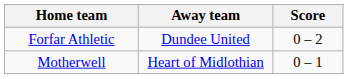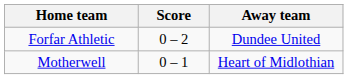columns swapped: (308, 16) <-> (206, 16)
